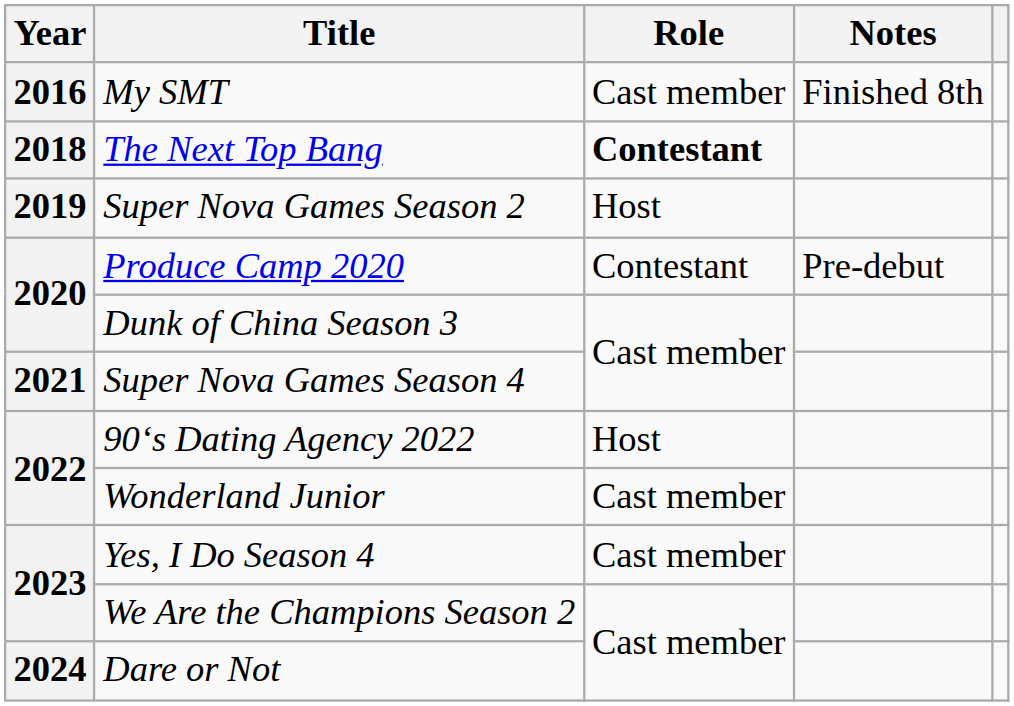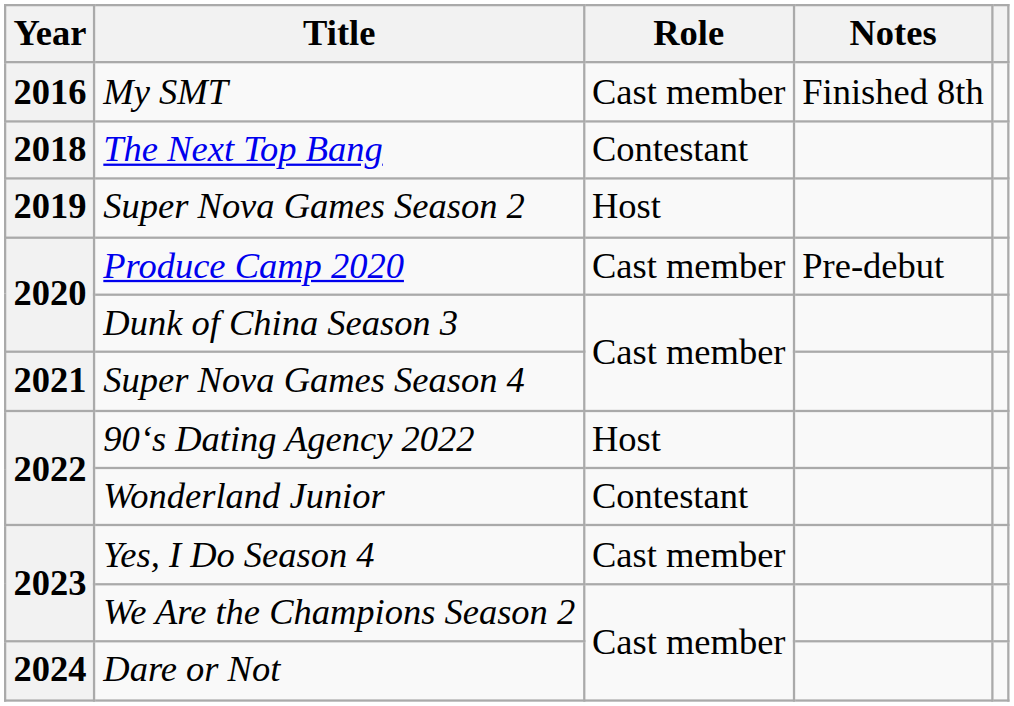(677, 149) bold -> (670, 149) normal
(670, 264) Contestant -> (689, 264) Cast member
(689, 496) Cast member -> (670, 496) Contestant
